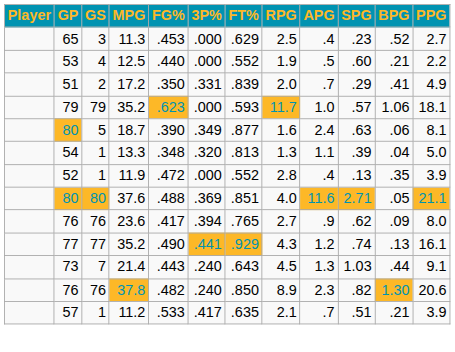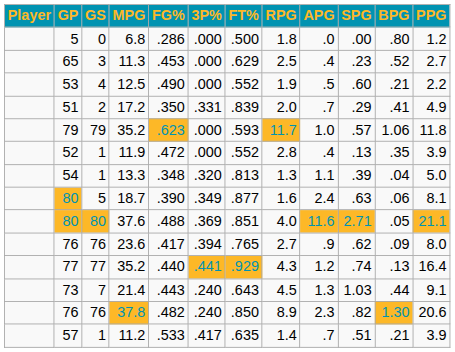+ row: (74, 38)
(171, 61) .440 -> (171, 84) .490
(433, 107) 18.1 -> (433, 130) 11.8
rows swapped: (70, 175) <-> (70, 130)
(171, 244) .490 -> (171, 267) .440
(433, 244) 16.1 -> (433, 267) 16.4
(287, 312) 2.1 -> (287, 335) 1.4
